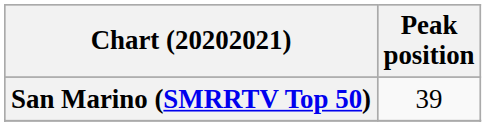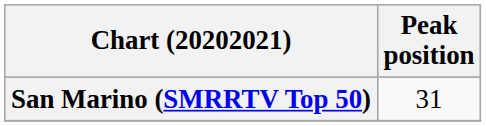(429, 98) 39 -> (429, 98) 31
